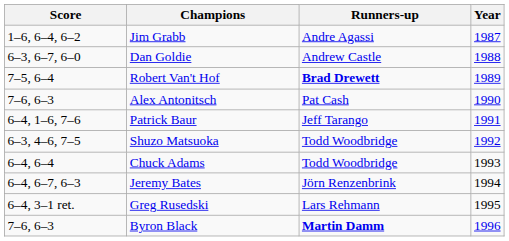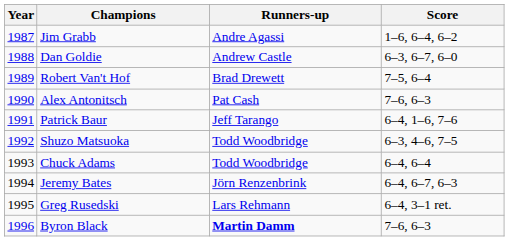columns swapped: (487, 15) <-> (66, 15)
(341, 78) bold -> (248, 78) normal
